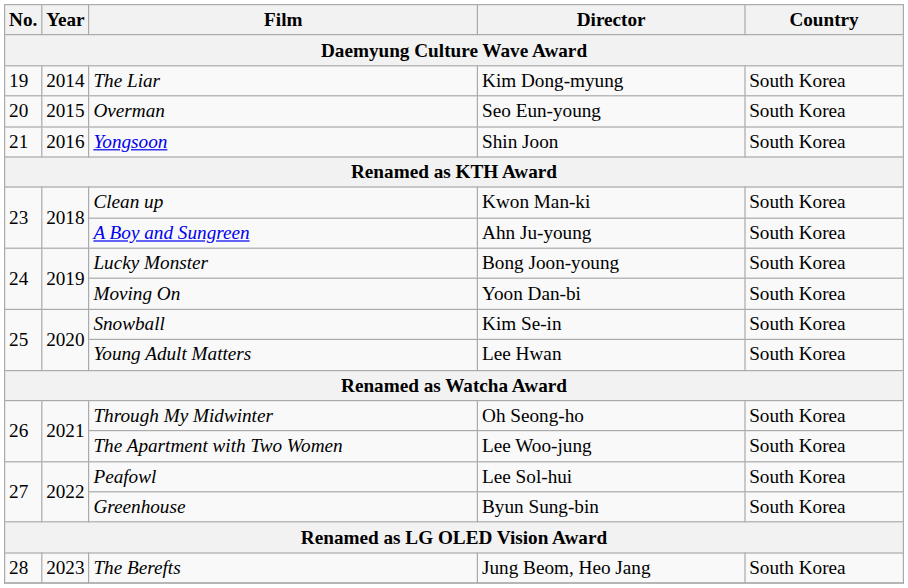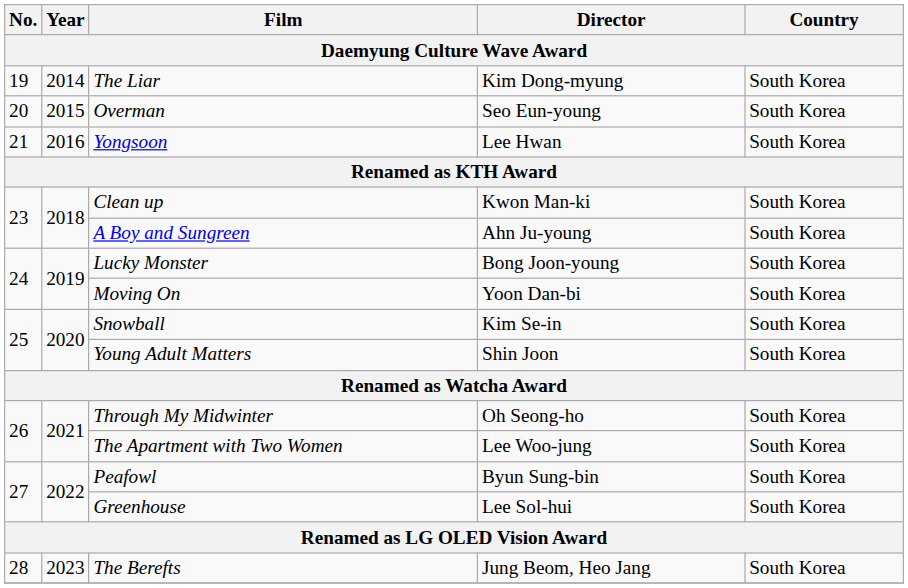(520, 141) Shin Joon -> (522, 141) Lee Hwan
(522, 354) Lee Hwan -> (520, 354) Shin Joon
(527, 476) Lee Sol-hui -> (540, 476) Byun Sung-bin
(540, 506) Byun Sung-bin -> (527, 506) Lee Sol-hui
